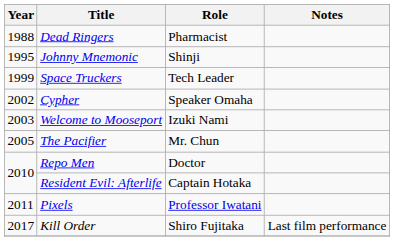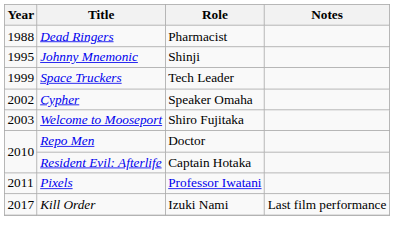(198, 120) Izuki Nami -> (206, 120) Shiro Fujitaka
- row: (73, 141)
(206, 225) Shiro Fujitaka -> (198, 204) Izuki Nami
